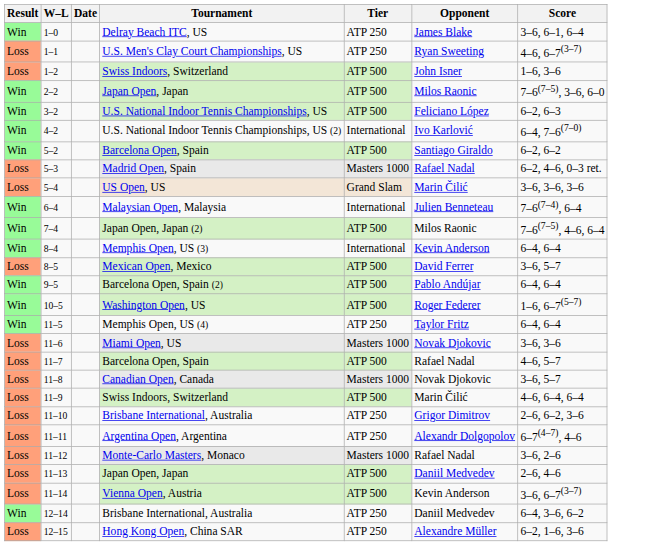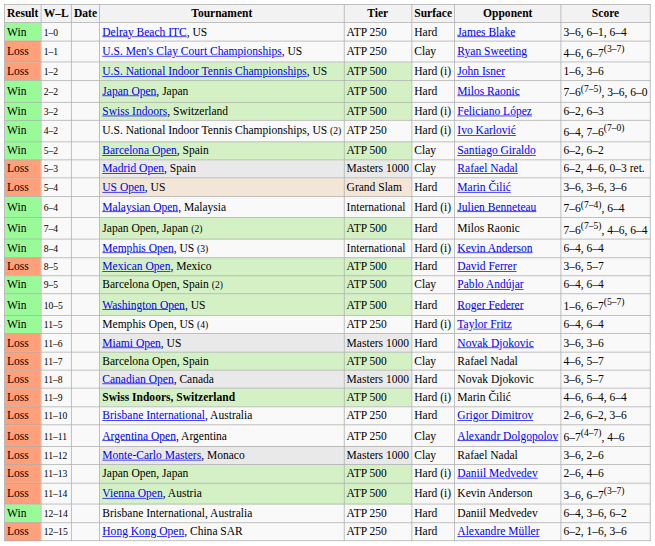+ column: (433, 13)
(165, 71) Swiss Indoors, Switzerland -> (215, 71) U.S. National Indoor Tennis Championships, US
(215, 111) U.S. National Indoor Tennis Championships, US -> (165, 111) Swiss Indoors, Switzerland
(376, 131) International -> (367, 131) ATP 250
(165, 397) normal -> (169, 397) bold
